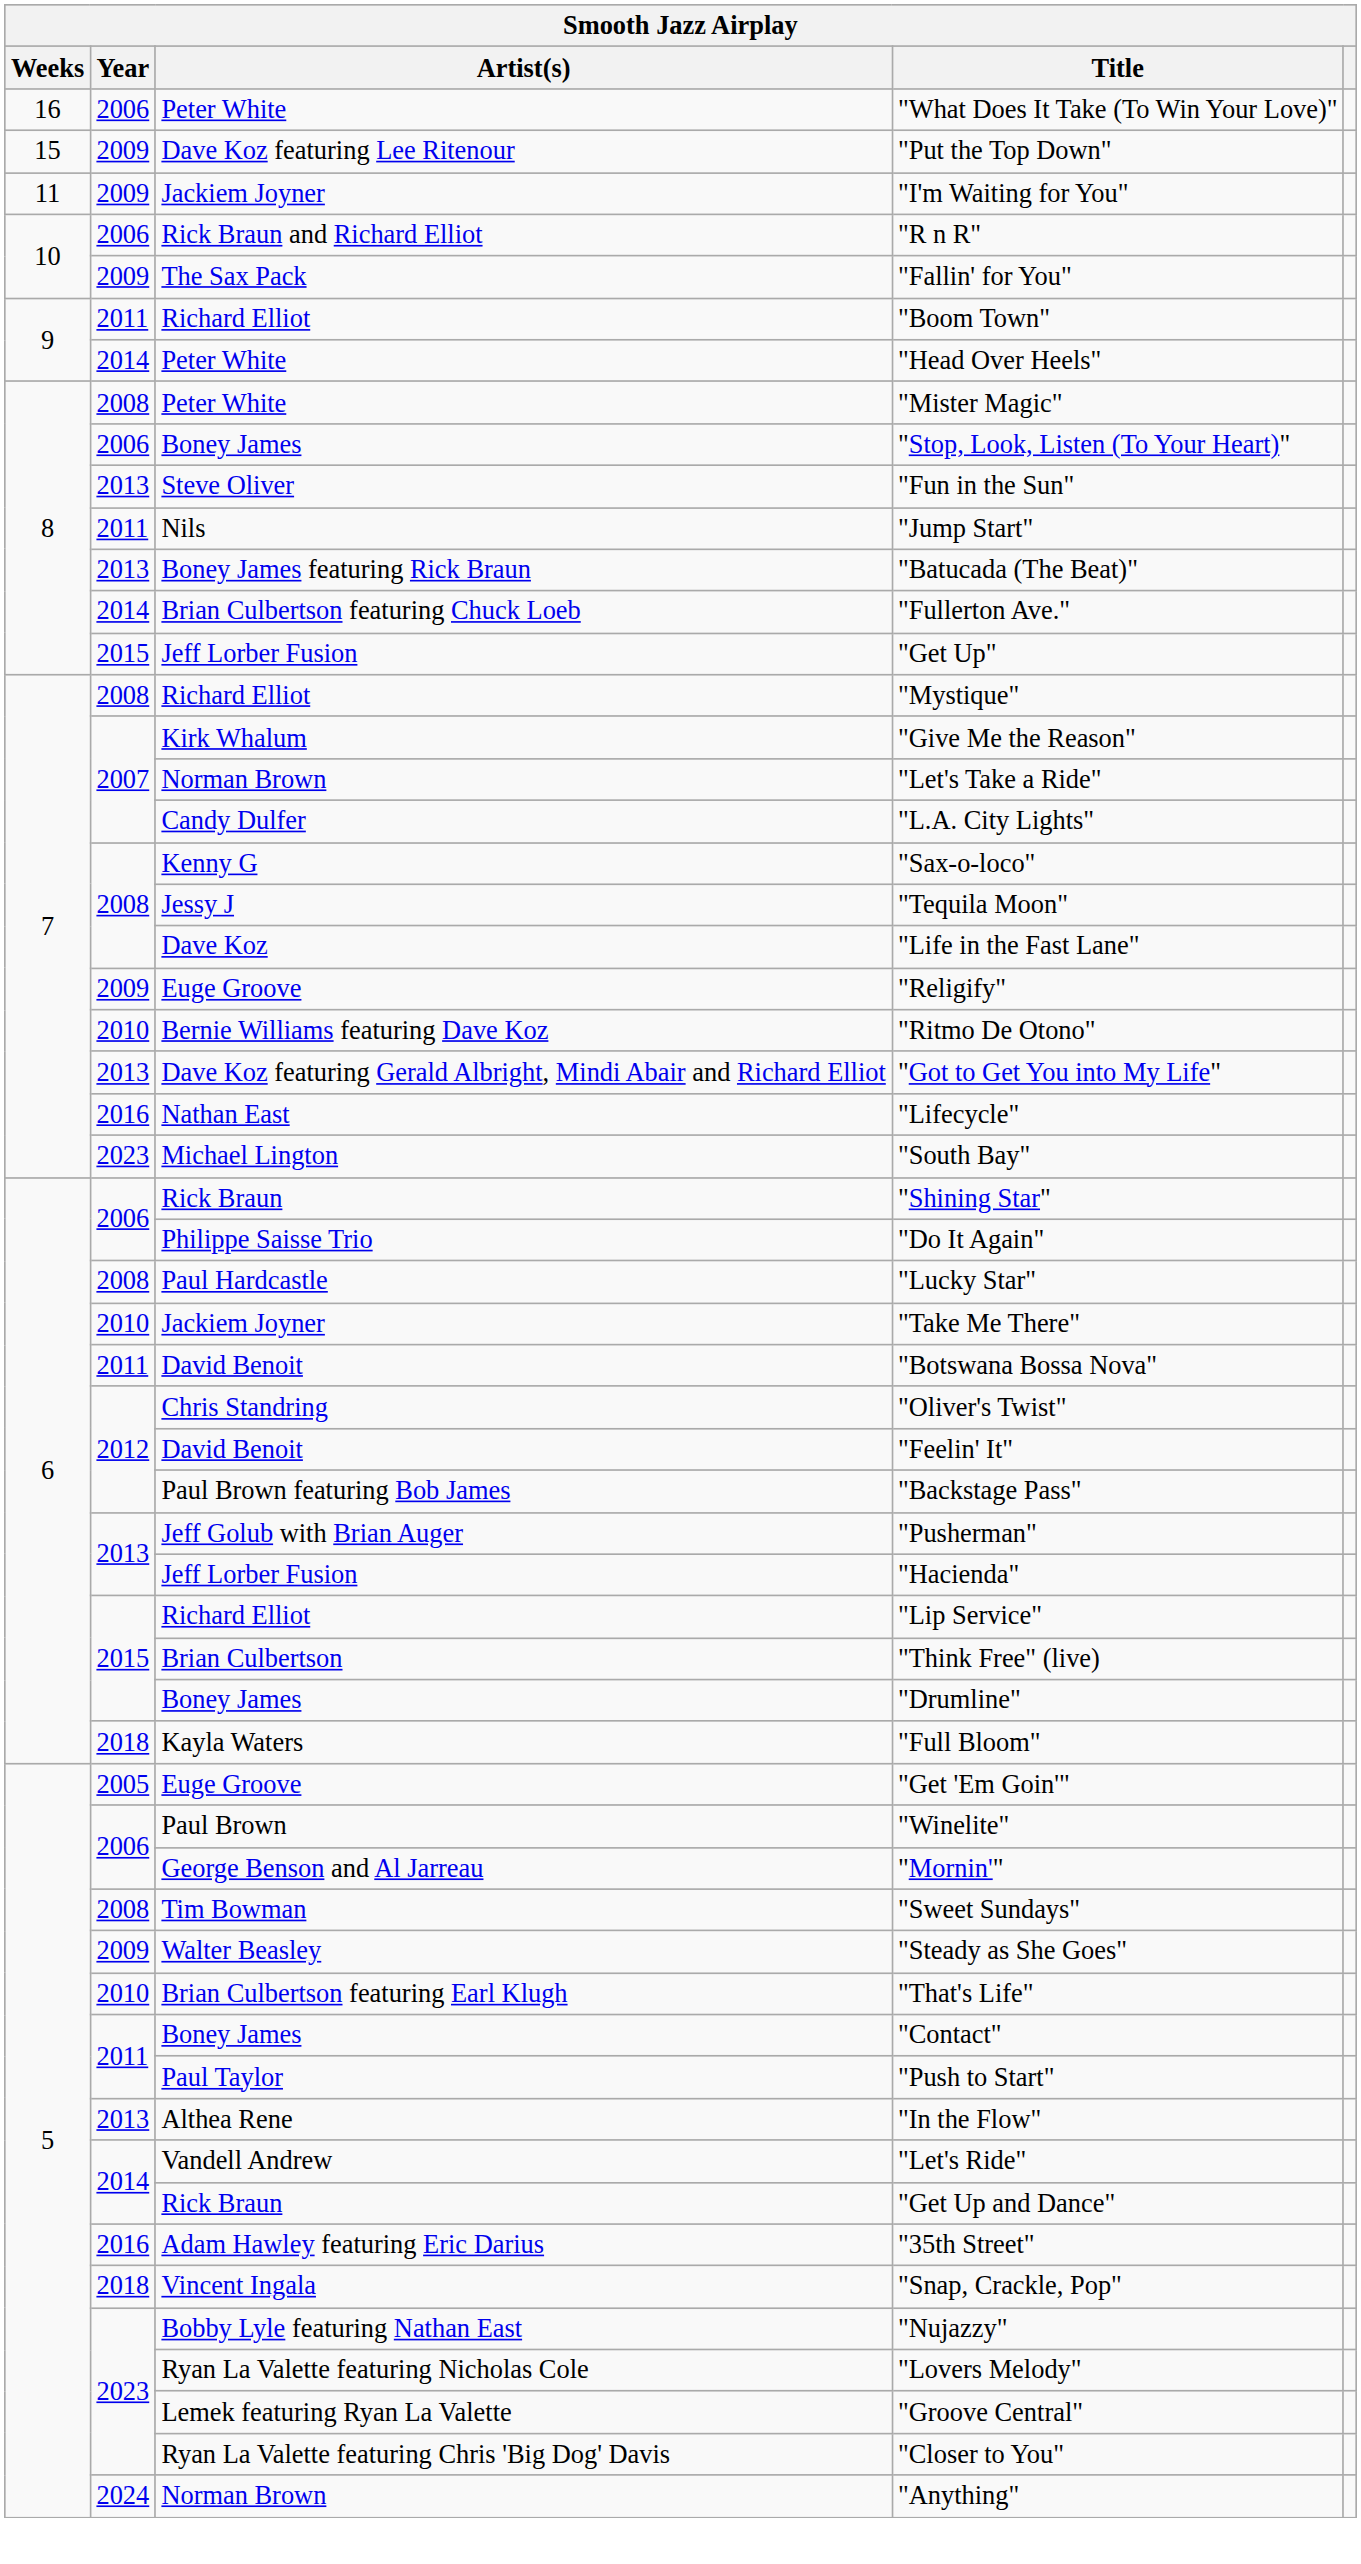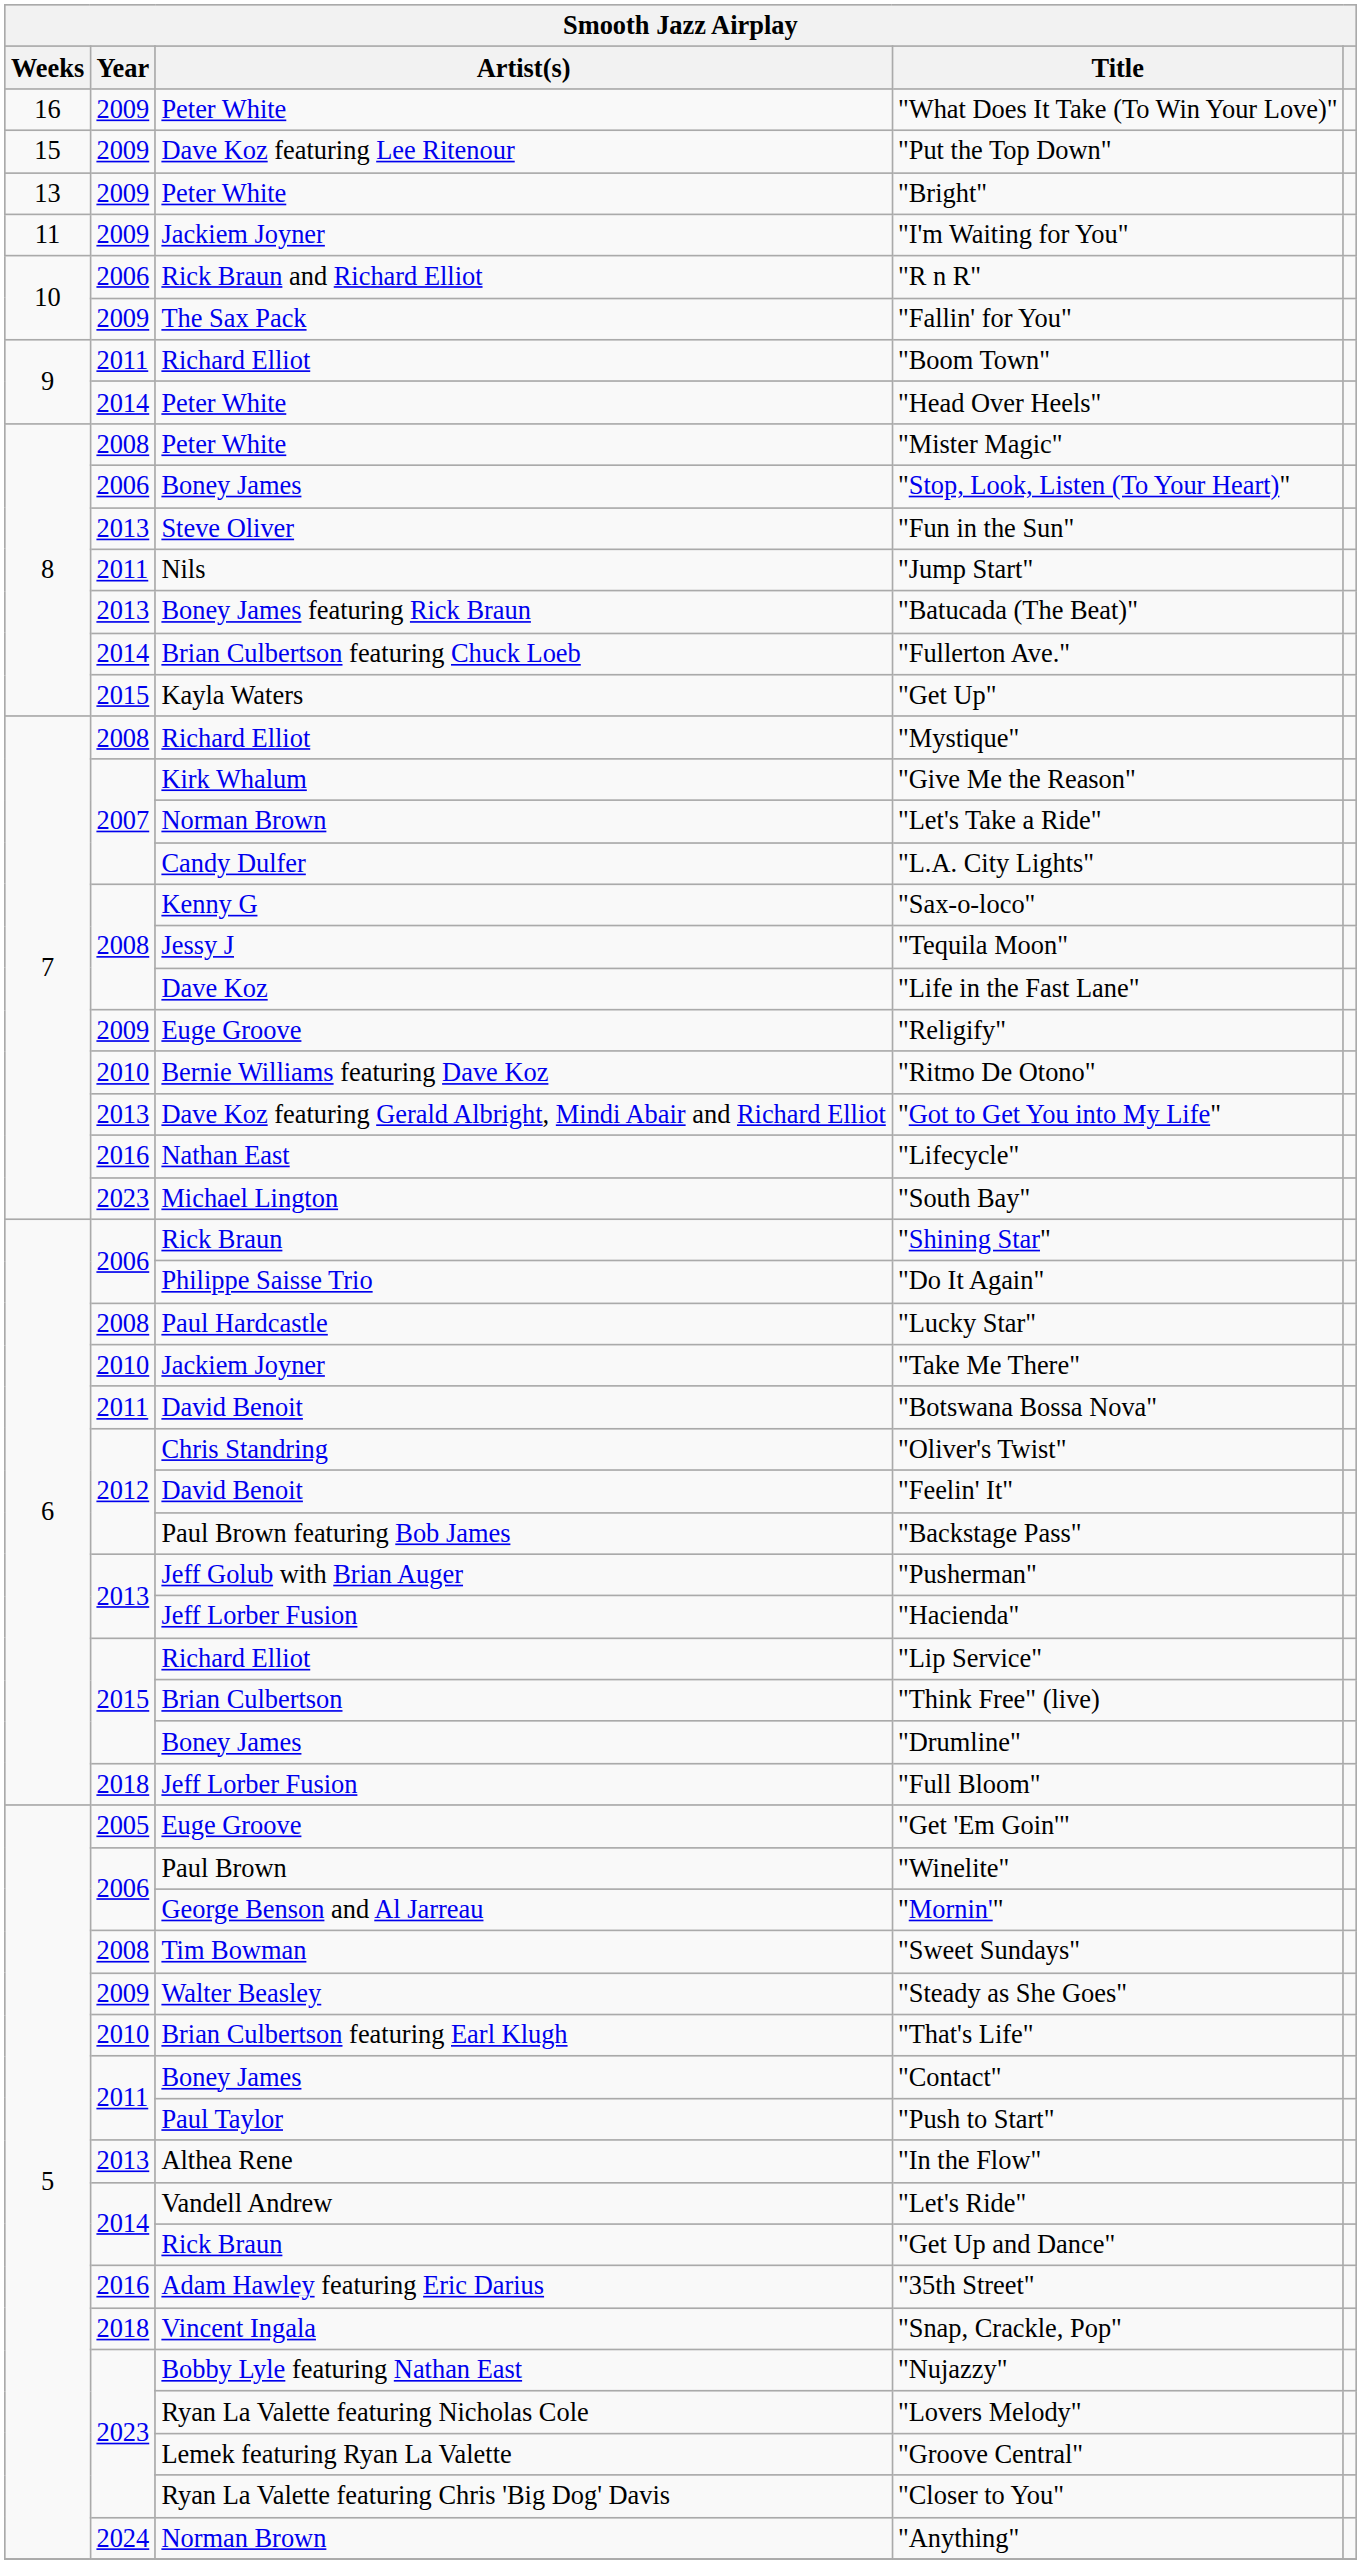(123, 109) 2006 -> (123, 109) 2009
+ row: (942, 192)
(259, 653) Jeff Lorber Fusion -> (232, 695) Kayla Waters
(232, 1742) Kayla Waters -> (259, 1783) Jeff Lorber Fusion
